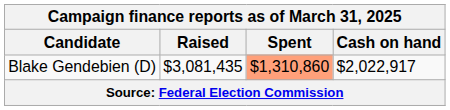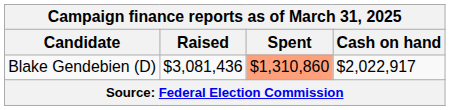(203, 67) $3,081,435 -> (203, 67) $3,081,436
